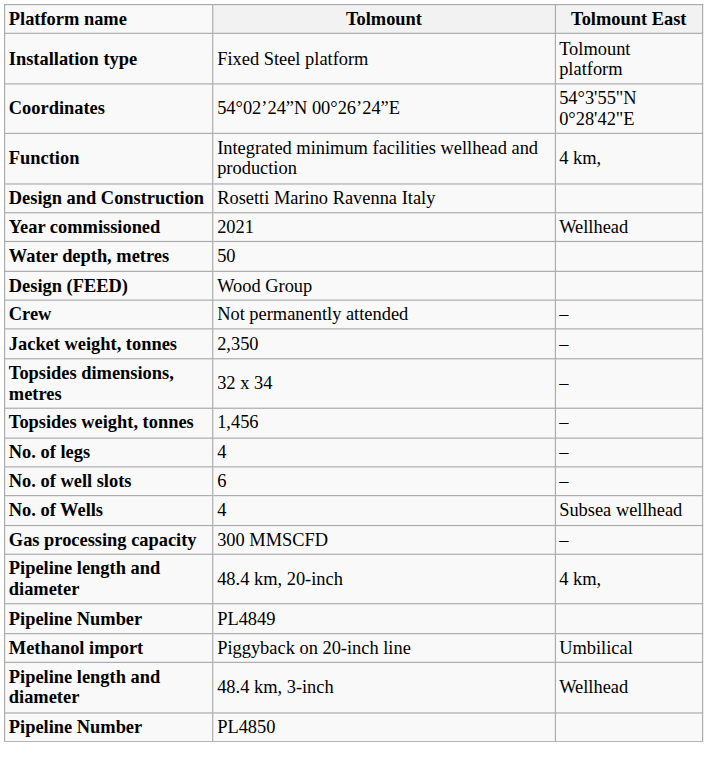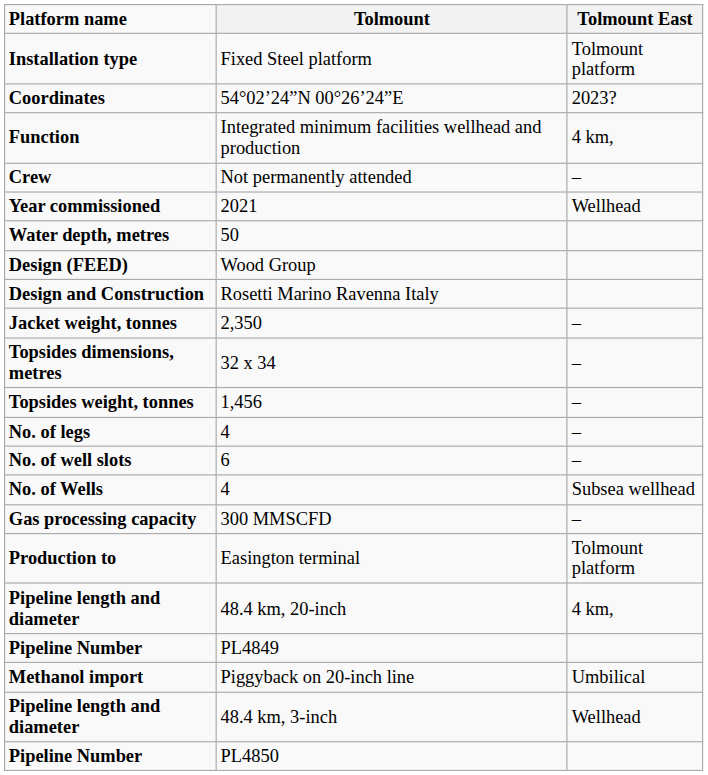(598, 108) 54°3'55"N 0°28'42"E -> (594, 98) 2023?
rows swapped: (30, 314) <-> (106, 197)
+ row: (63, 558)
